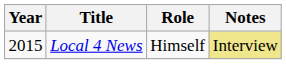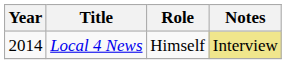(25, 44) 2015 -> (25, 44) 2014
